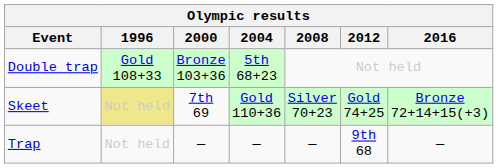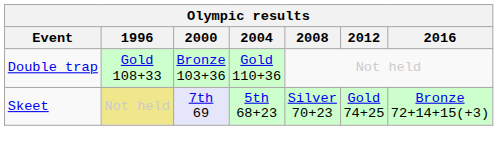(257, 68) 5th 68+23 -> (257, 68) Gold 110+36
(201, 106) no background -> (201, 106) lavender background
(257, 106) Gold 110+36 -> (257, 106) 5th 68+23
- row: (24, 144)
